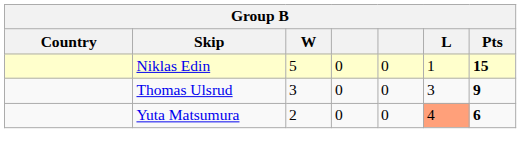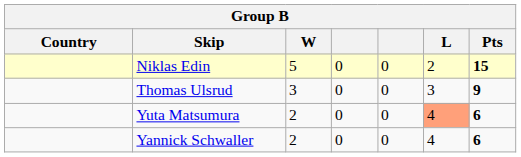(431, 66) 1 -> (431, 66) 2
+ row: (195, 139)
